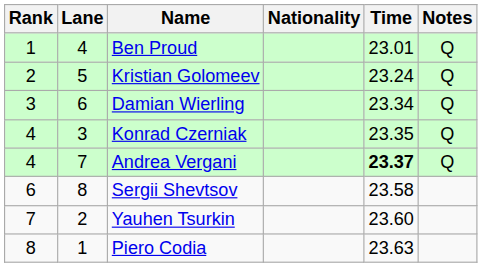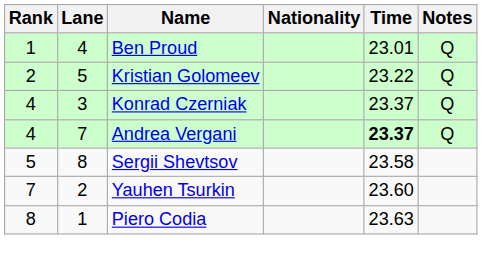(391, 76) 23.24 -> (391, 76) 23.22
- row: (178, 104)
(391, 133) 23.35 -> (391, 104) 23.37
(31, 190) 6 -> (31, 162) 5
